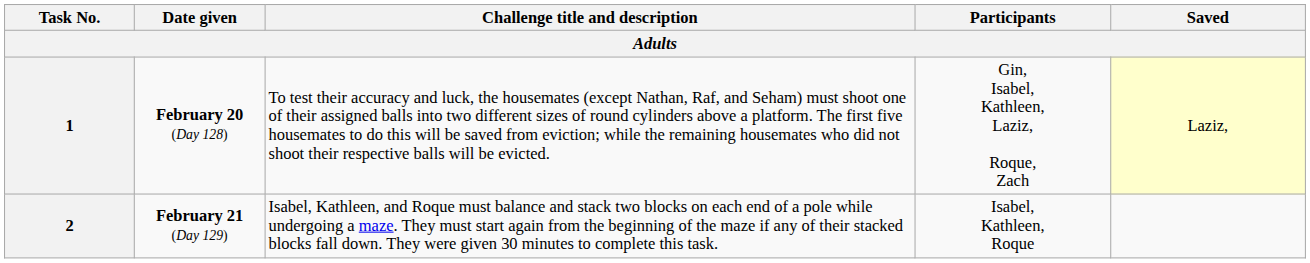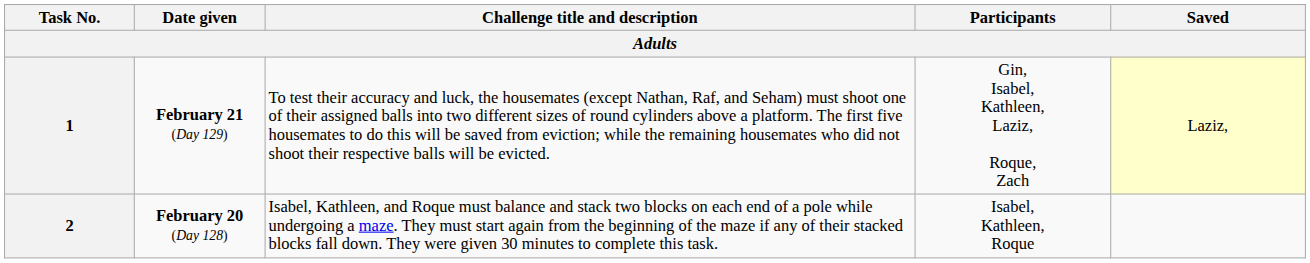(200, 124) February 20 (Day 128) -> (200, 124) February 21 (Day 129)
(200, 225) February 21 (Day 129) -> (200, 225) February 20 (Day 128)
